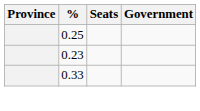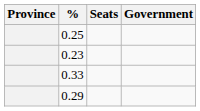+ row: (73, 95)
